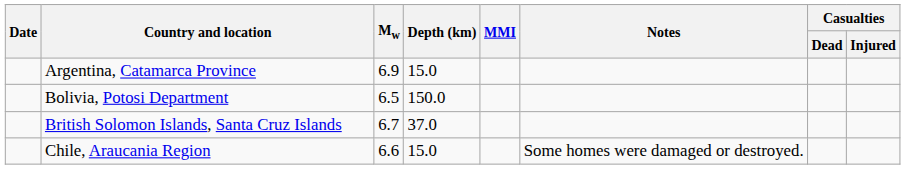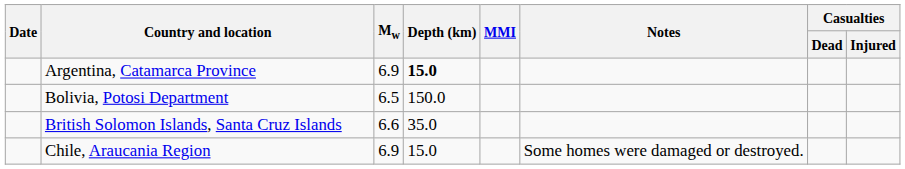(422, 71) normal -> (422, 71) bold
(389, 124) 6.7 -> (389, 124) 6.6
(422, 124) 37.0 -> (422, 124) 35.0
(389, 151) 6.6 -> (389, 151) 6.9
